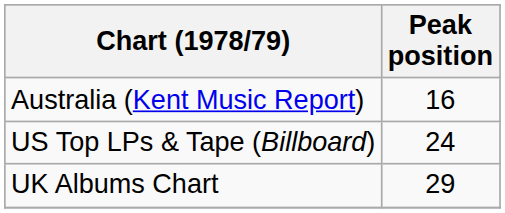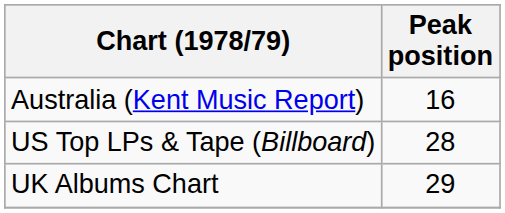(440, 142) 24 -> (440, 142) 28
